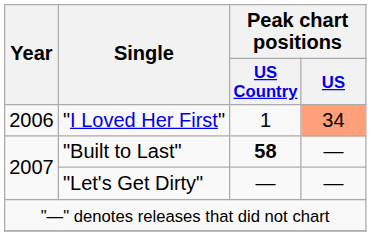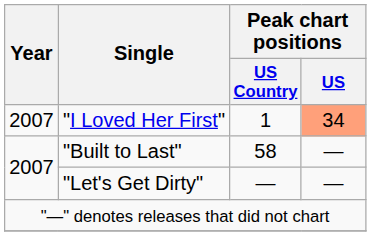(31, 119) 2006 -> (31, 119) 2007
(265, 151) bold -> (265, 151) normal
